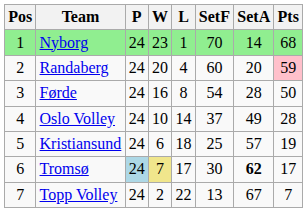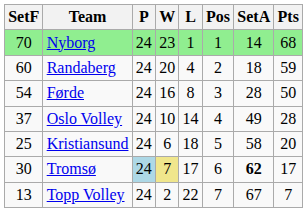columns swapped: (20, 17) <-> (214, 17)
(254, 67) 20 -> (254, 67) 18
(288, 67) pink background -> (288, 67) no background
(254, 144) 57 -> (254, 144) 58
(288, 144) 19 -> (288, 144) 20
